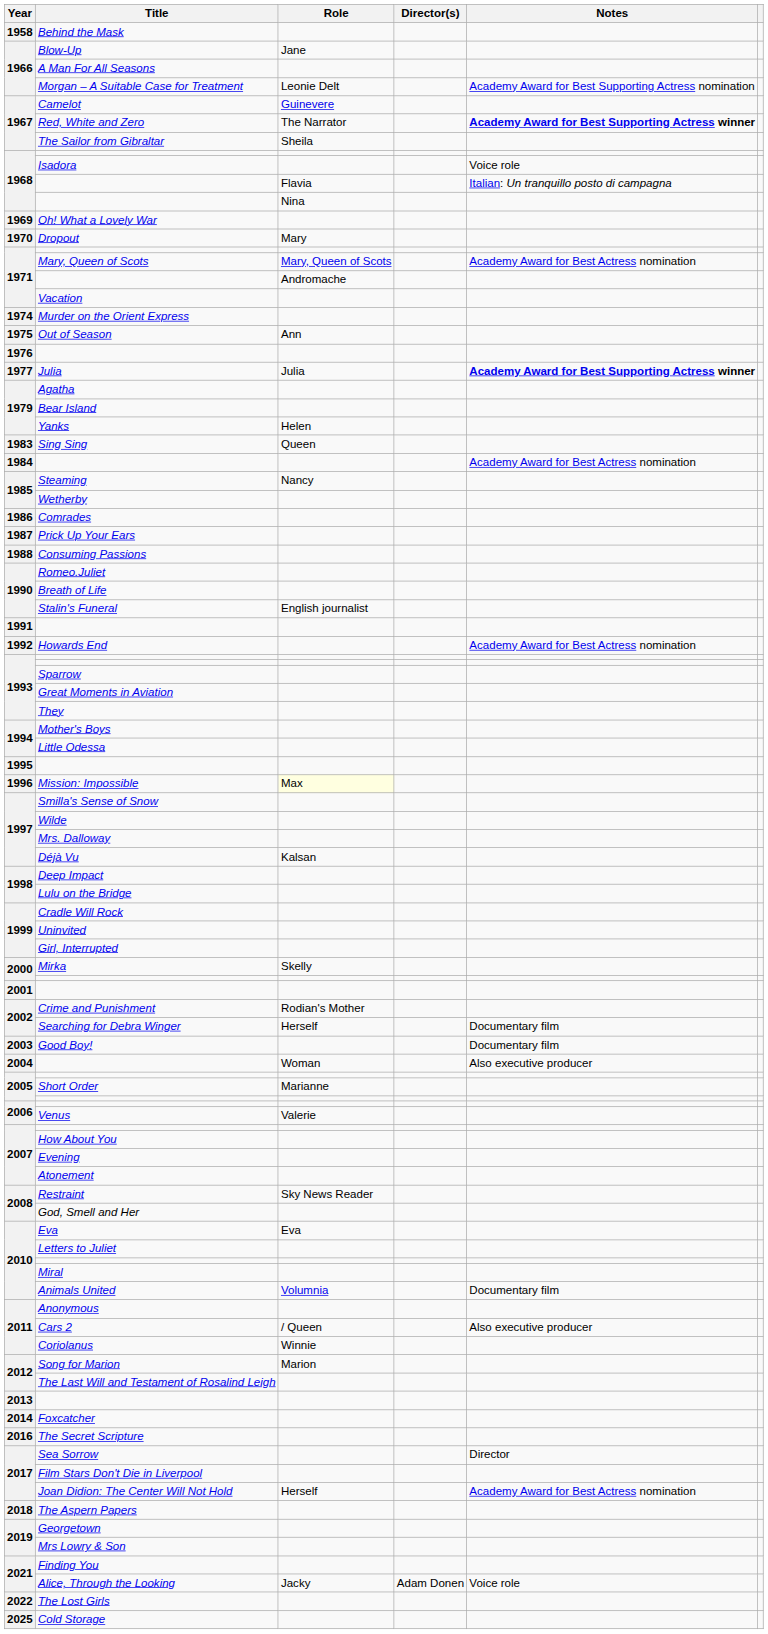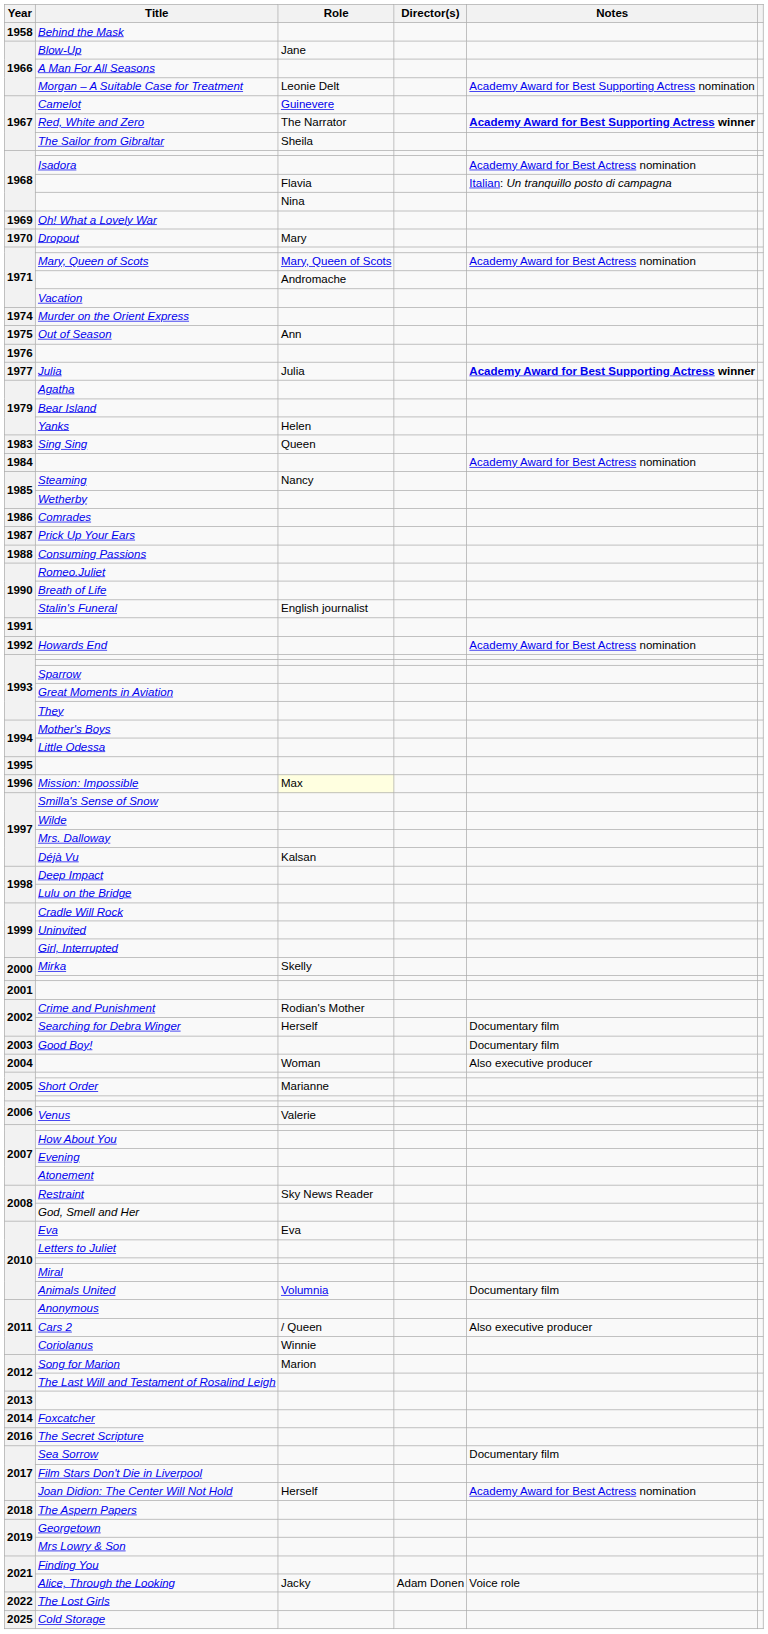(495, 165) Voice role -> (583, 165) Academy Award for Best Actress nomination
(490, 1455) Director -> (514, 1455) Documentary film
